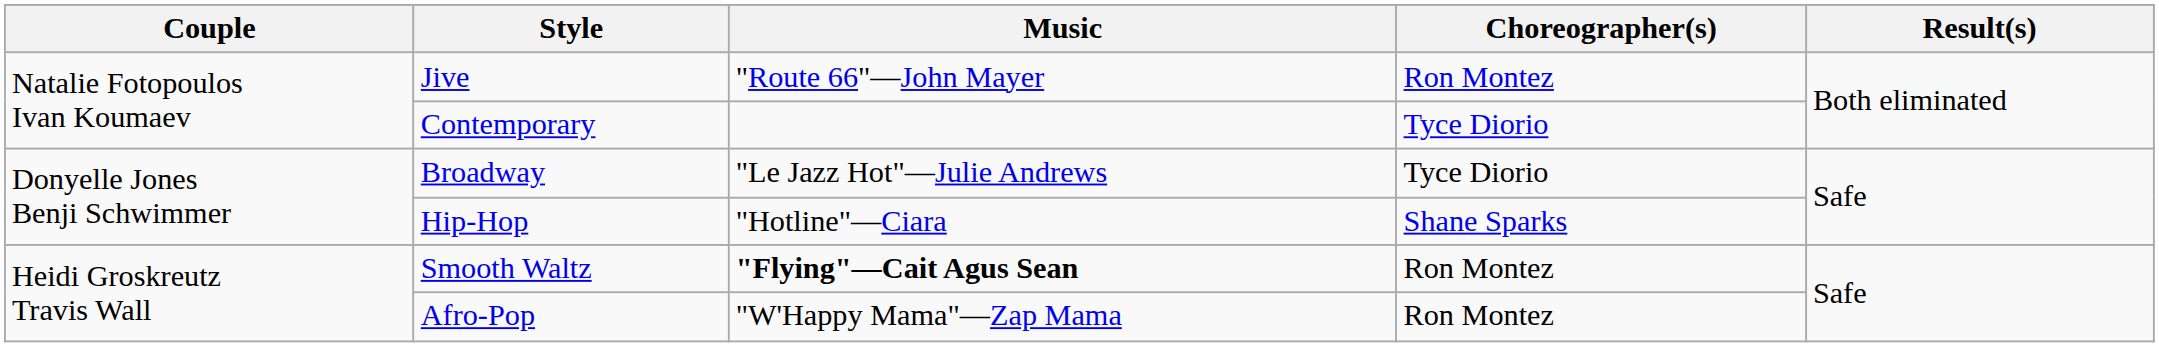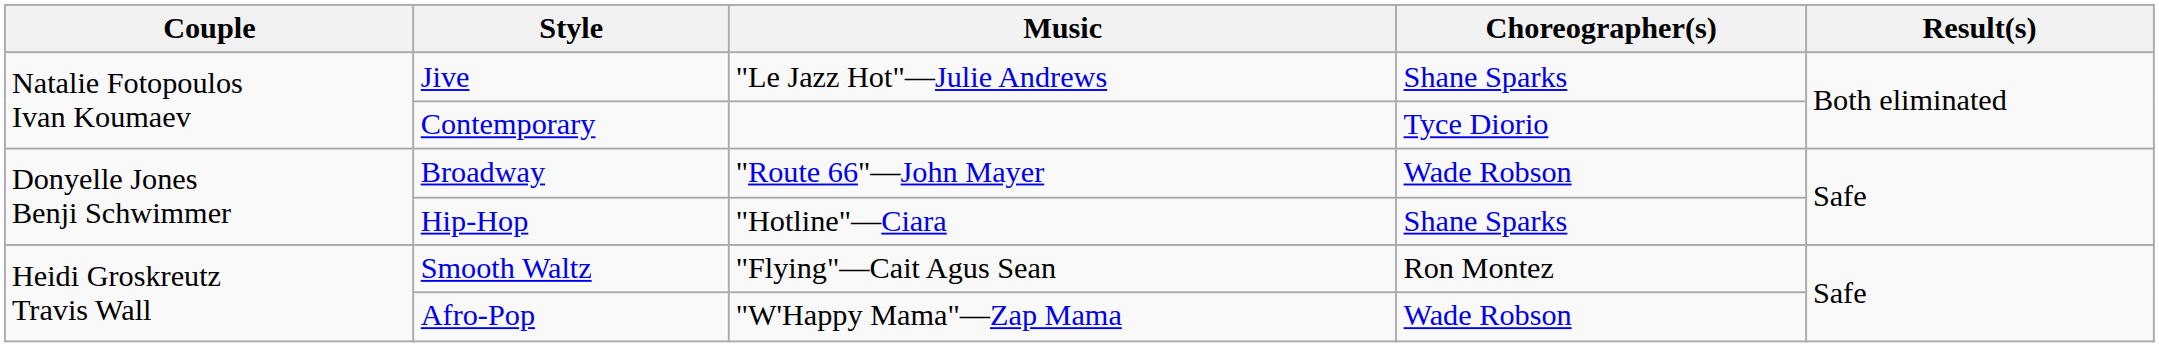(890, 76) "Route 66"—John Mayer -> (921, 76) "Le Jazz Hot"—Julie Andrews
(1479, 76) Ron Montez -> (1485, 76) Shane Sparks
(921, 172) "Le Jazz Hot"—Julie Andrews -> (890, 172) "Route 66"—John Mayer
(1476, 172) Tyce Diorio -> (1488, 172) Wade Robson
(907, 268) bold -> (896, 268) normal
(1479, 316) Ron Montez -> (1488, 316) Wade Robson
